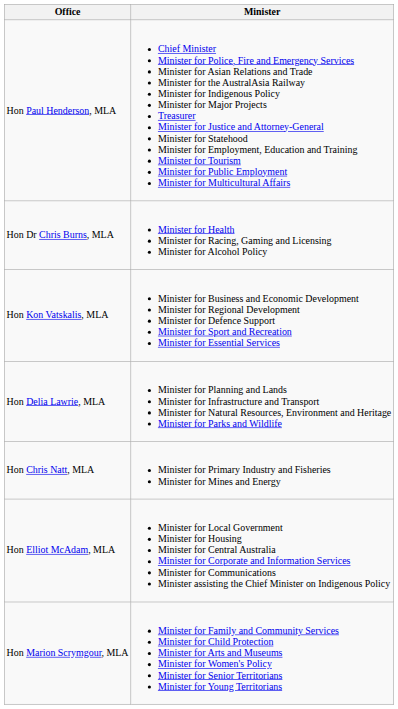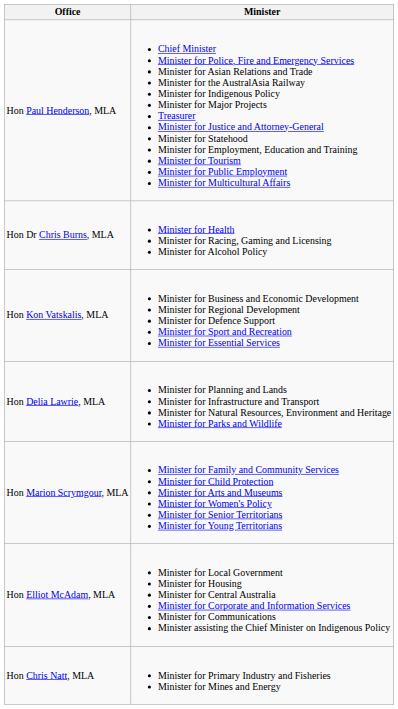rows swapped: (68, 653) <-> (50, 470)
